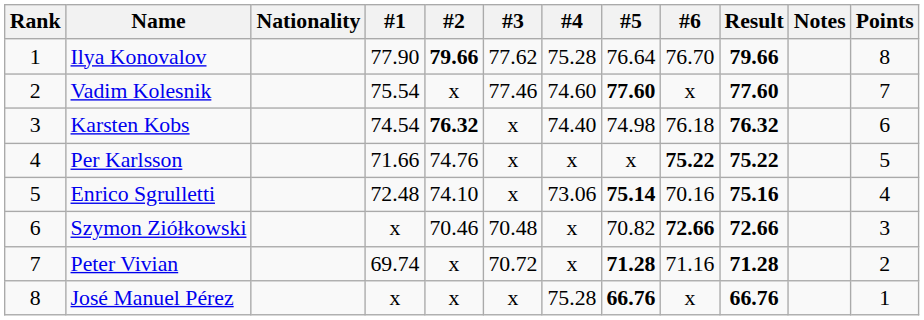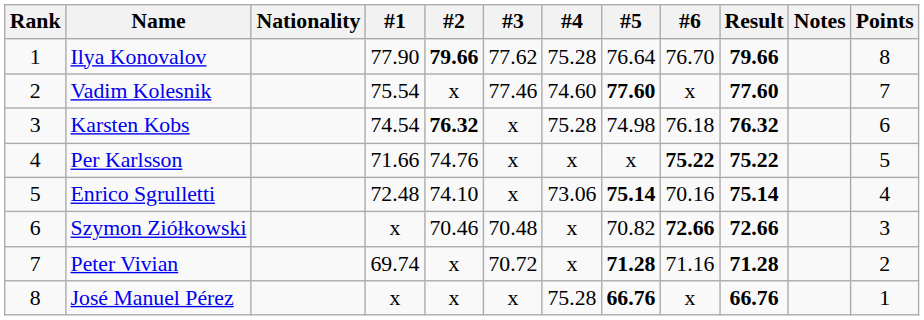(572, 125) 74.40 -> (572, 125) 75.28
(754, 194) 75.16 -> (754, 194) 75.14
